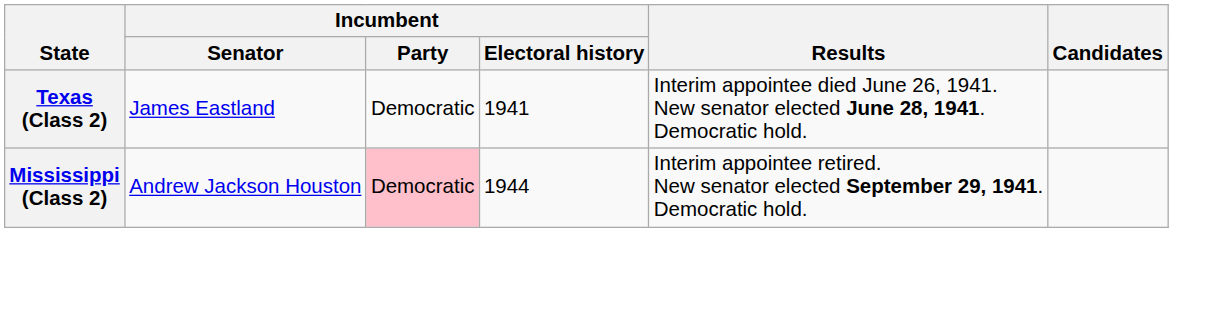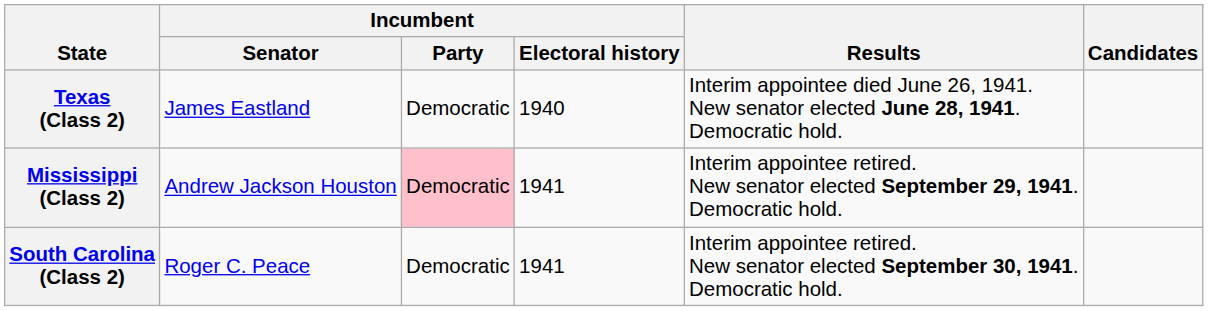(507, 108) 1941 -> (542, 108) 1940
(507, 187) 1944 -> (542, 187) 1941
+ row: (82, 265)
